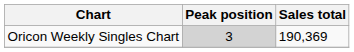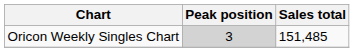(303, 36) 190,369 -> (303, 36) 151,485
